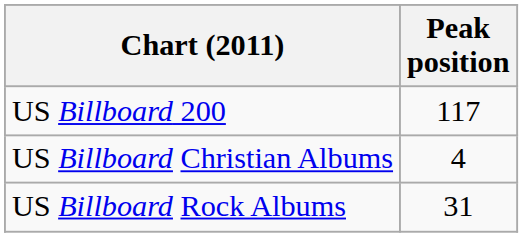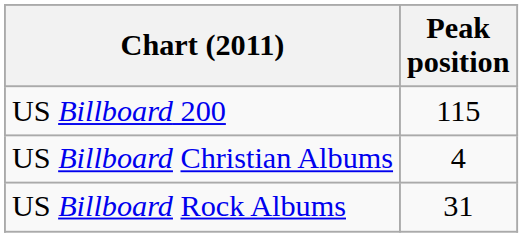(458, 110) 117 -> (458, 110) 115
